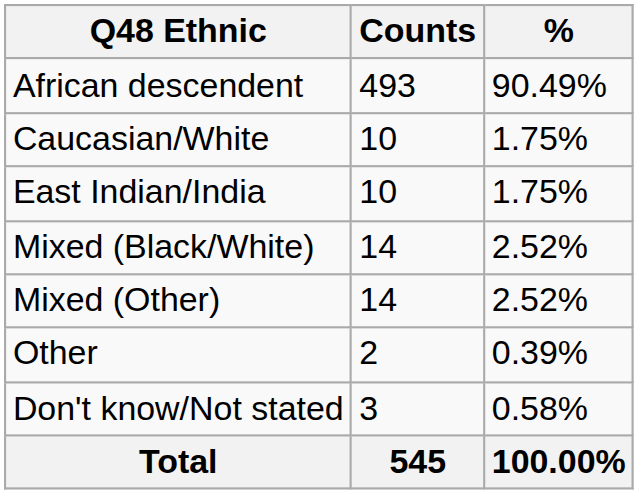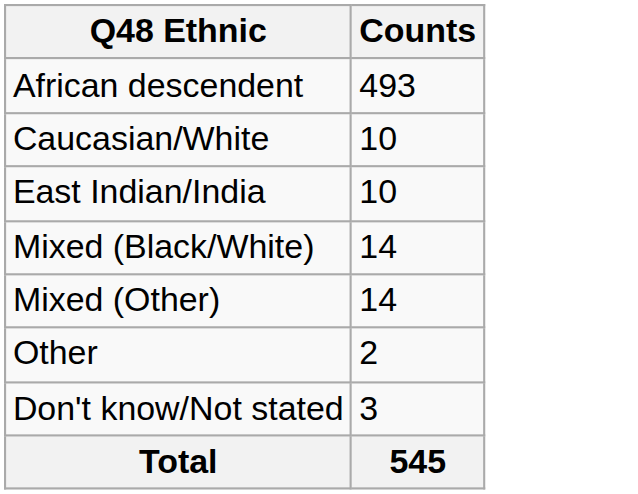- column: (559, 31)
